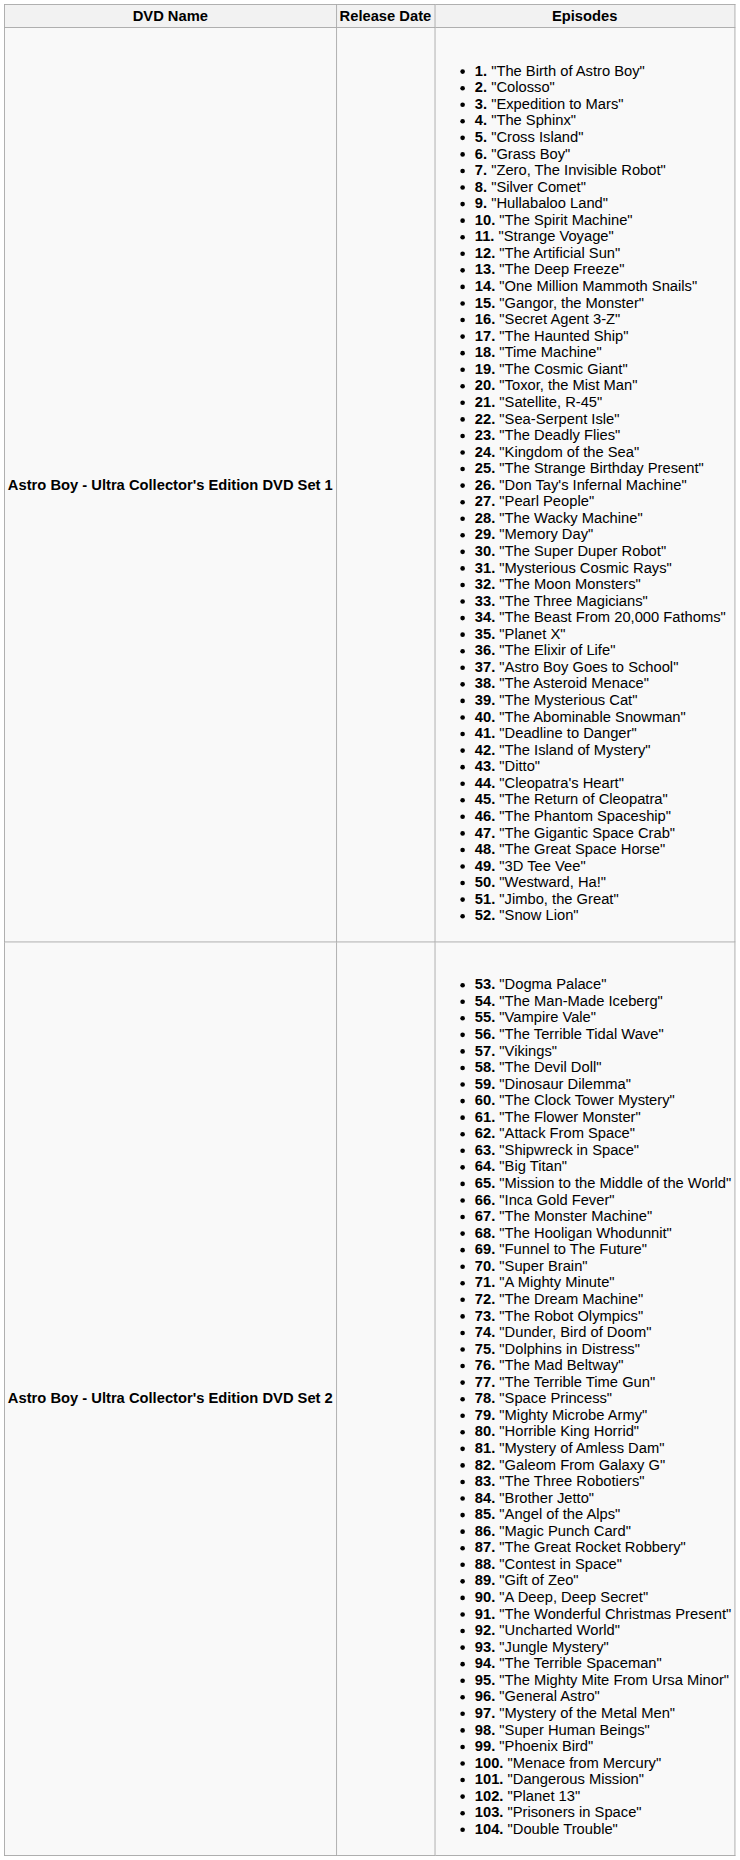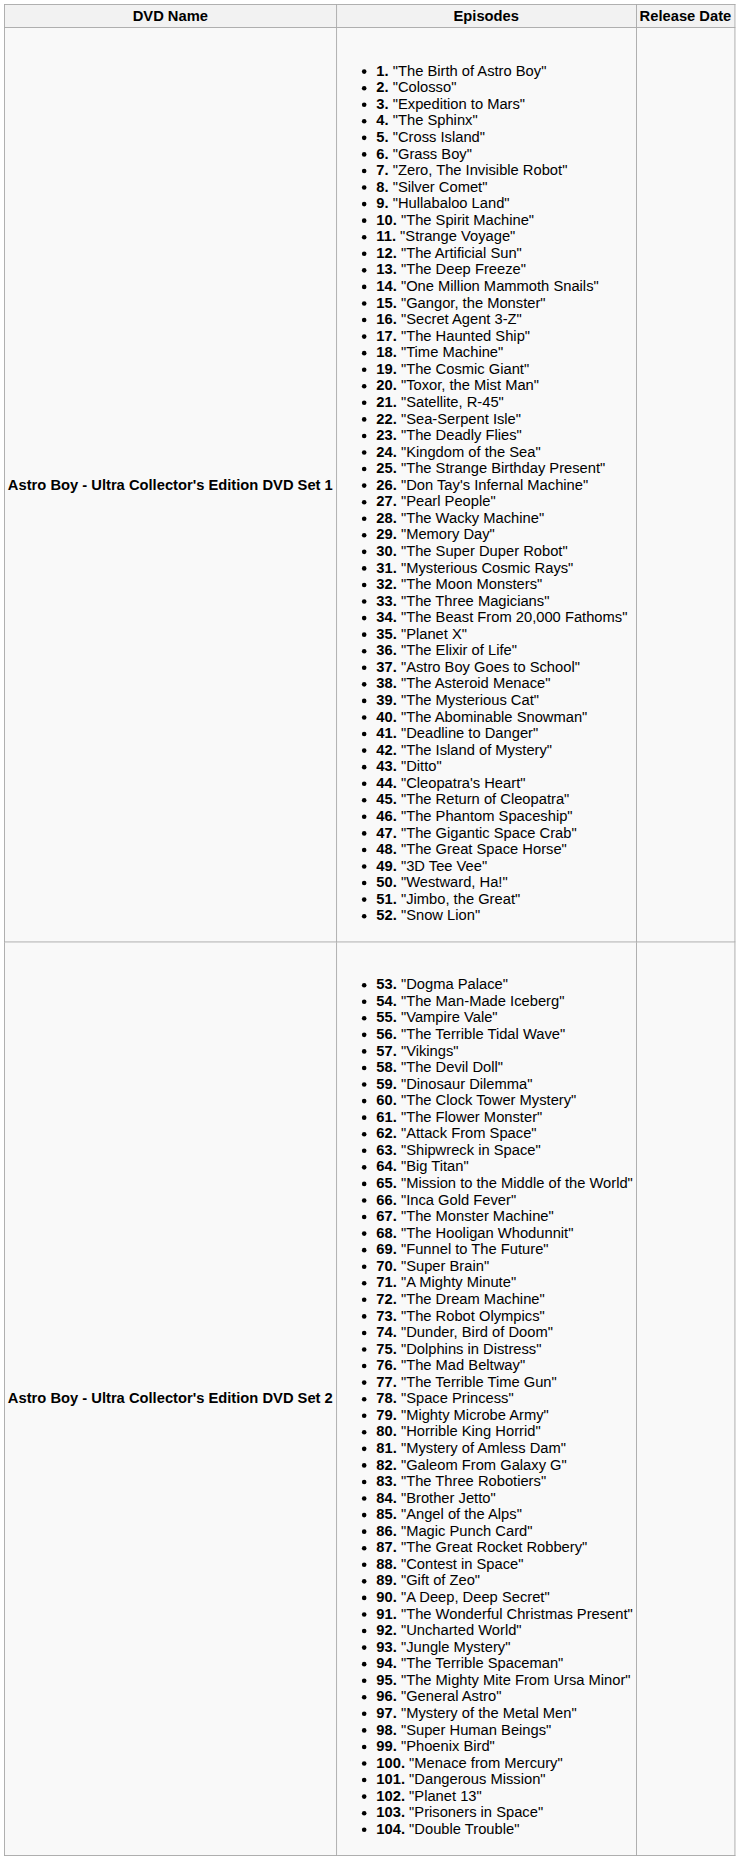columns swapped: (585, 16) <-> (385, 16)
